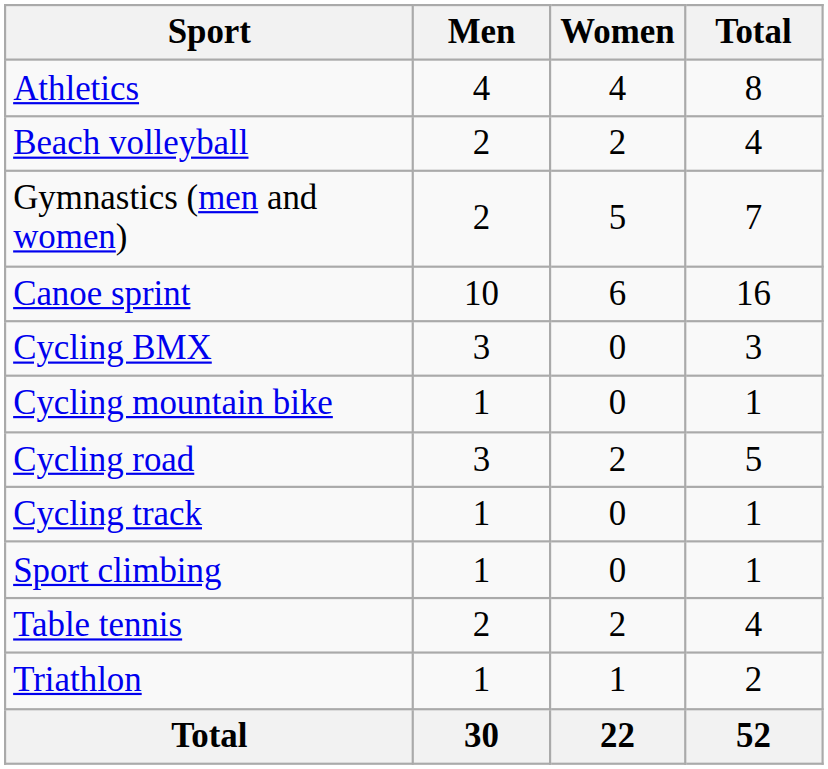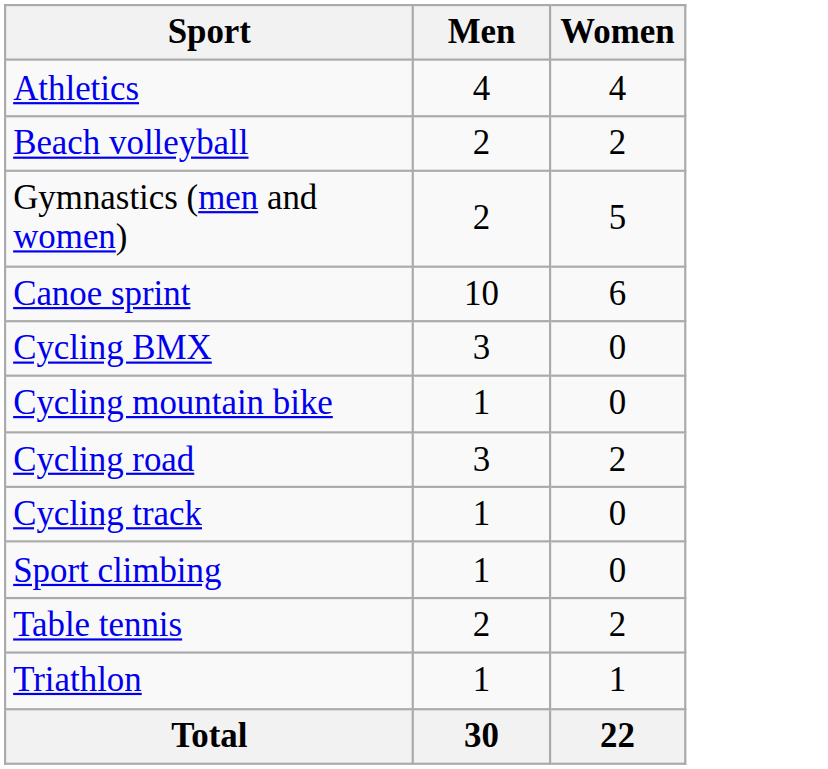- column: (753, 32)
